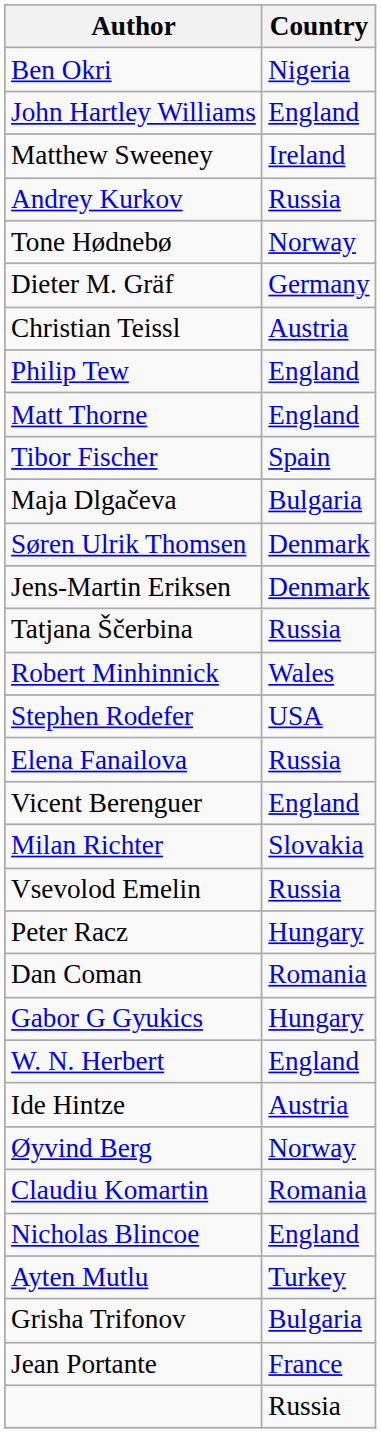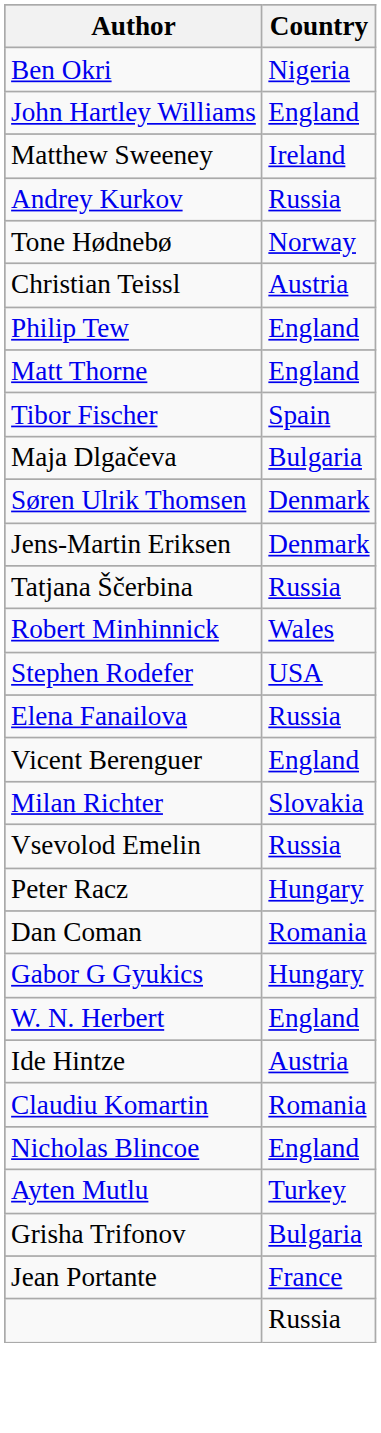- row: (92, 284)
- row: (82, 1147)
